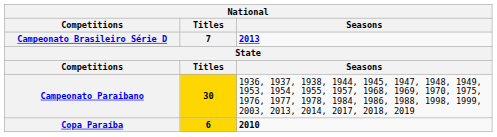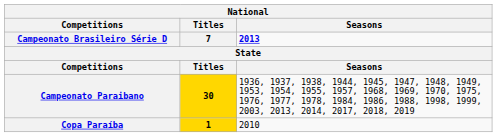(208, 125) 6 -> (208, 125) 1
(249, 125) bold -> (249, 125) normal
